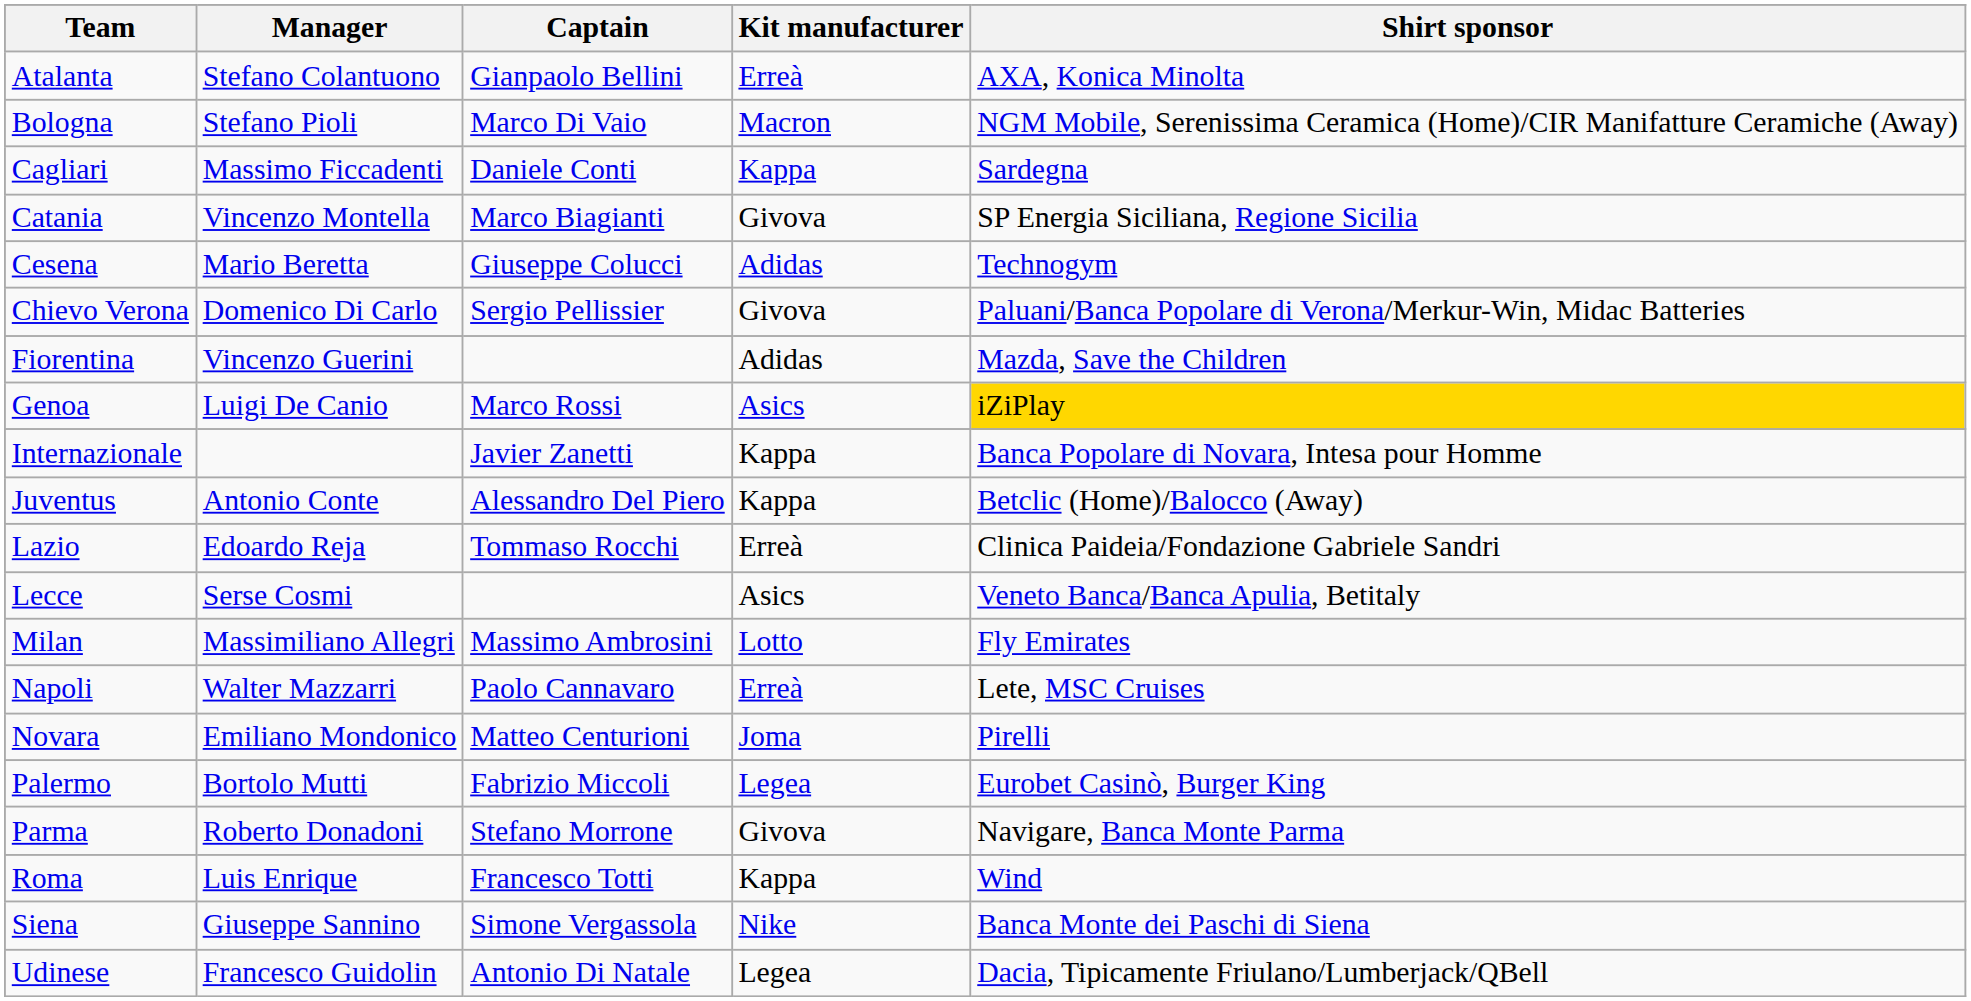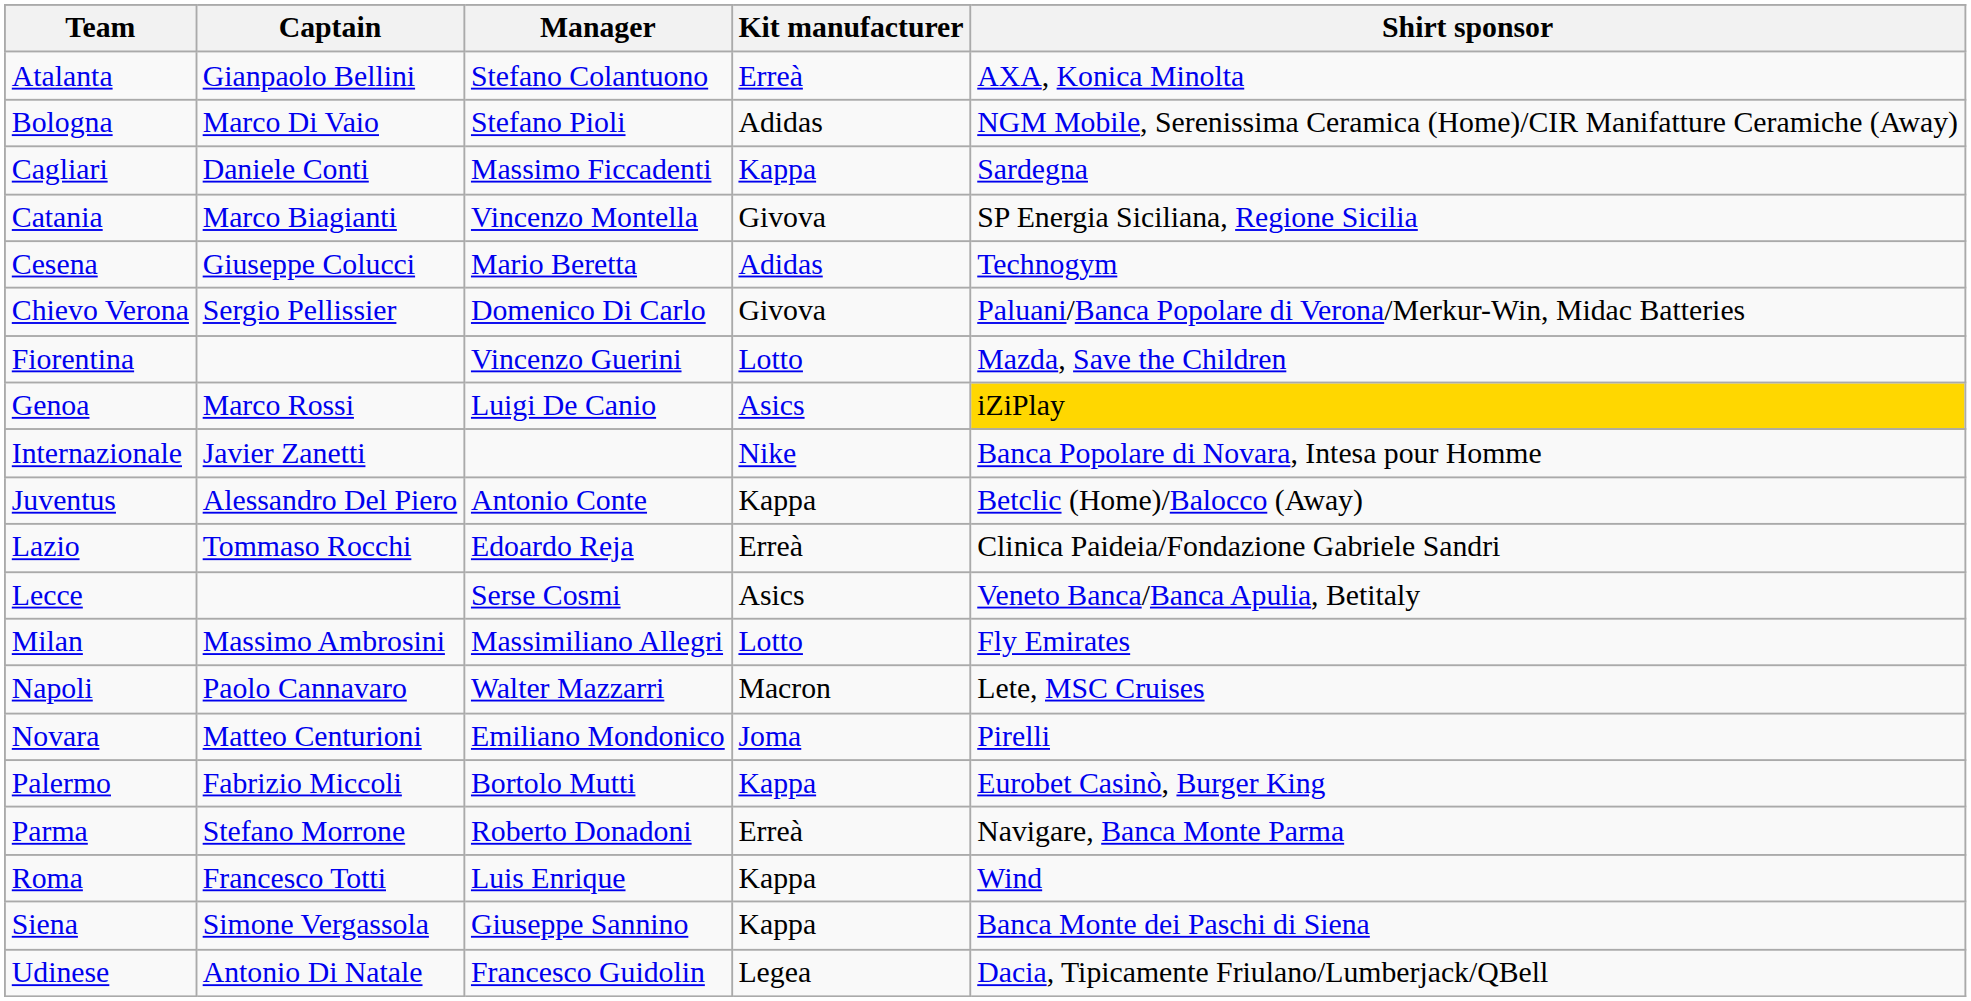columns swapped: (330, 28) <-> (597, 28)
(785, 122) Macron -> (781, 122) Adidas
(781, 358) Adidas -> (771, 358) Lotto
(777, 452) Kappa -> (767, 452) Nike
(771, 688) Erreà -> (785, 688) Macron
(775, 783) Legea -> (777, 783) Kappa
(782, 830) Givova -> (771, 830) Erreà
(767, 924) Nike -> (777, 924) Kappa
